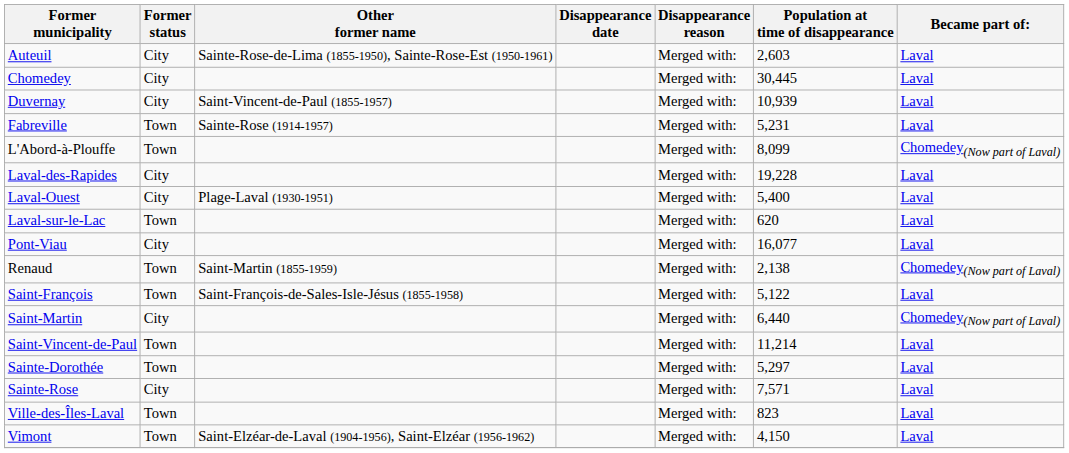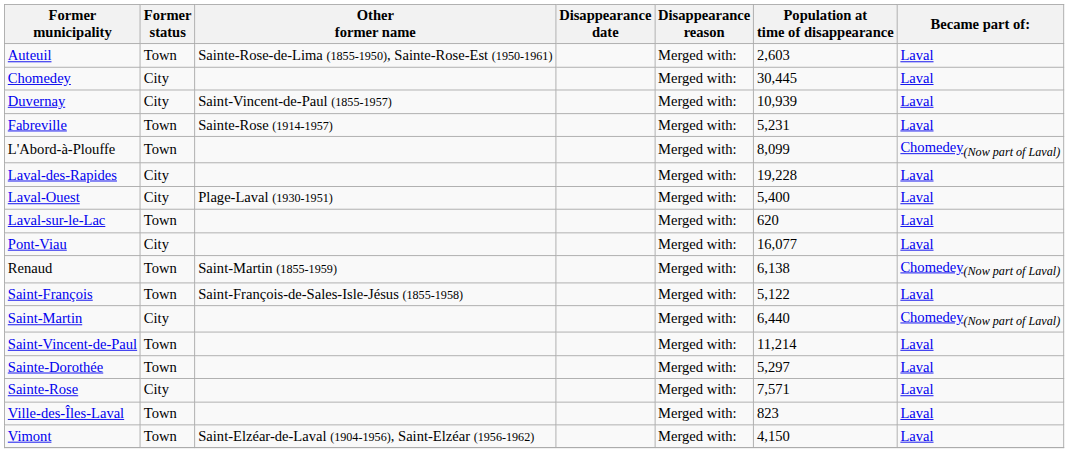(156, 55) City -> (160, 55) Town
(773, 269) 2,138 -> (773, 269) 6,138
